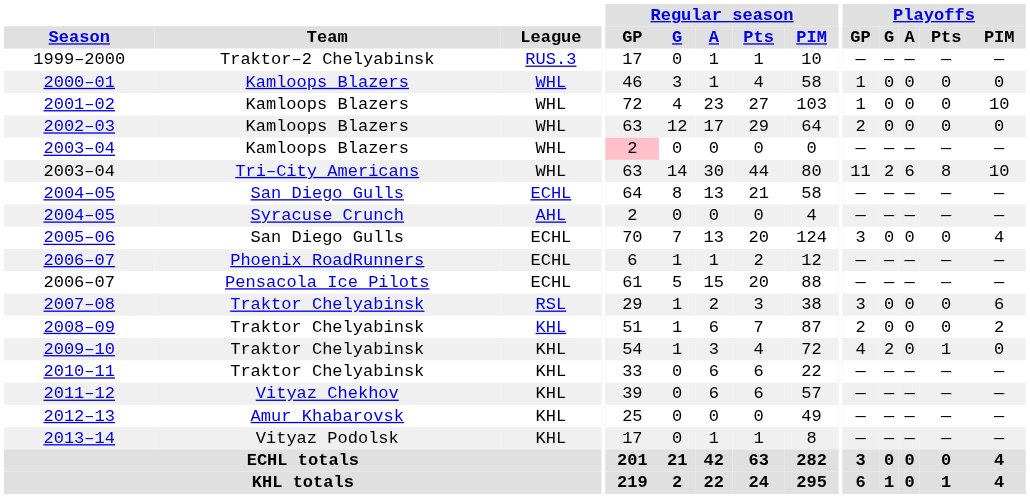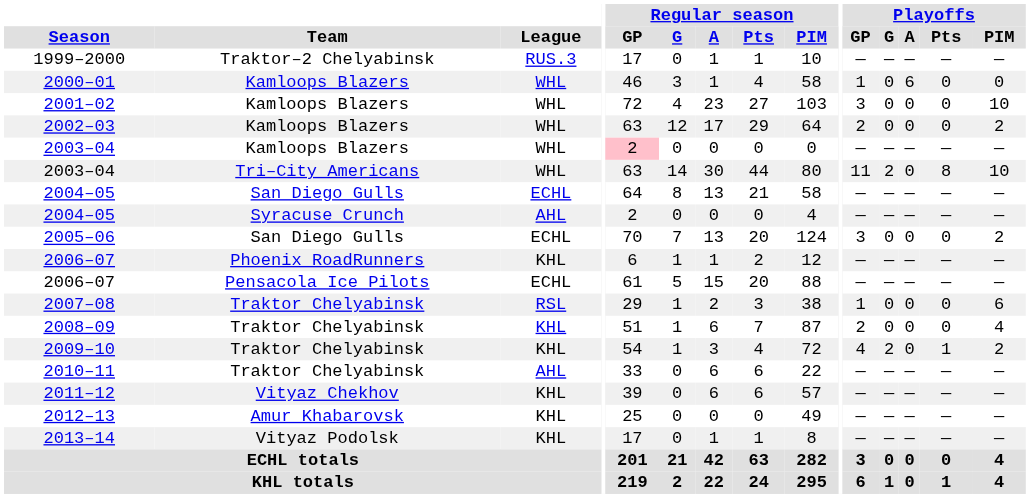(910, 82) 0 -> (910, 82) 6
(861, 104) 1 -> (861, 104) 3
(999, 126) 0 -> (999, 126) 2
(910, 171) 6 -> (910, 171) 0
(999, 238) 4 -> (999, 238) 2
(551, 260) ECHL -> (551, 260) KHL
(861, 305) 3 -> (861, 305) 1
(999, 327) 2 -> (999, 327) 4
(999, 349) 0 -> (999, 349) 2
(551, 371) KHL -> (551, 371) AHL
